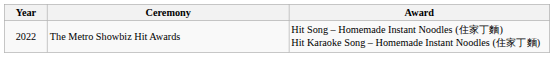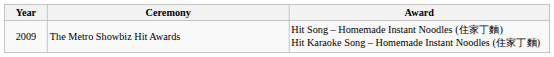(26, 36) 2022 -> (26, 36) 2009
